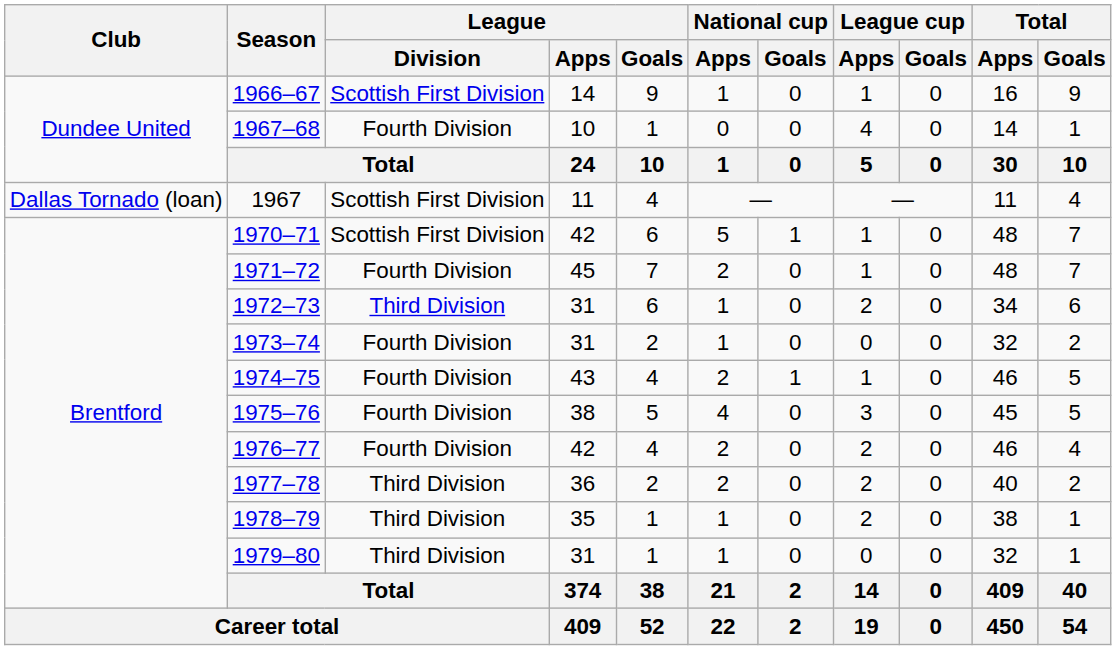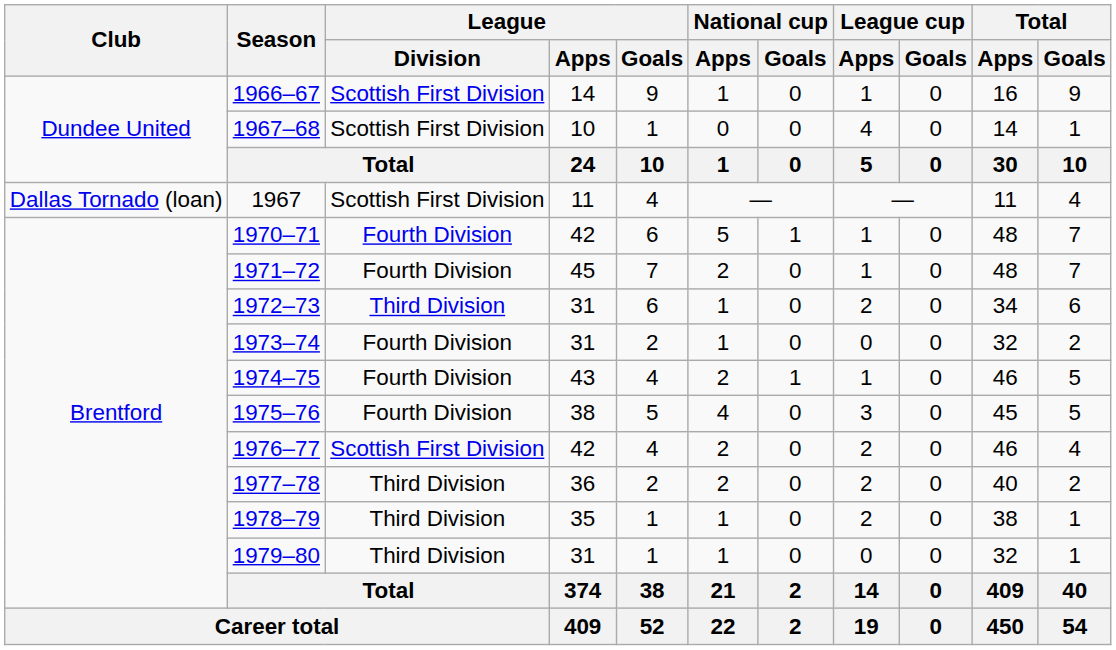(437, 128) Fourth Division -> (437, 128) Scottish First Division
(437, 235) Scottish First Division -> (437, 235) Fourth Division
(437, 448) Fourth Division -> (437, 448) Scottish First Division
